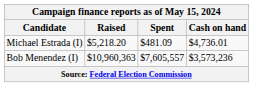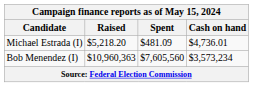(162, 58) $7,605,557 -> (162, 58) $7,605,560
(211, 58) $3,573,236 -> (211, 58) $3,573,234
